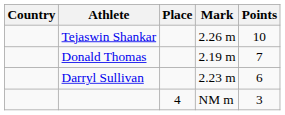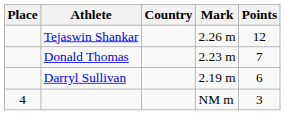columns swapped: (177, 15) <-> (31, 15)
(259, 36) 10 -> (259, 36) 12
(217, 57) 2.19 m -> (217, 57) 2.23 m
(217, 78) 2.23 m -> (217, 78) 2.19 m
